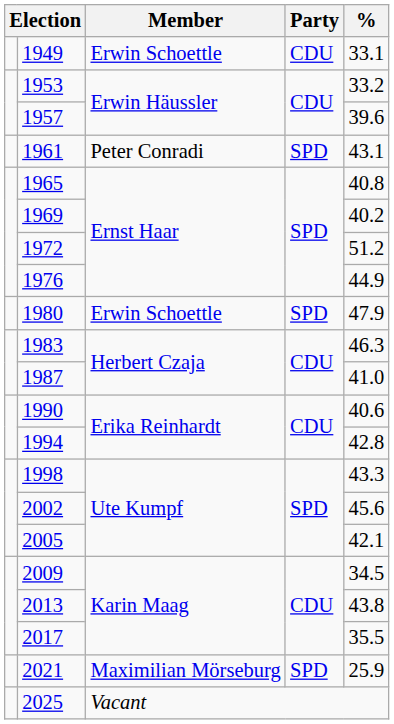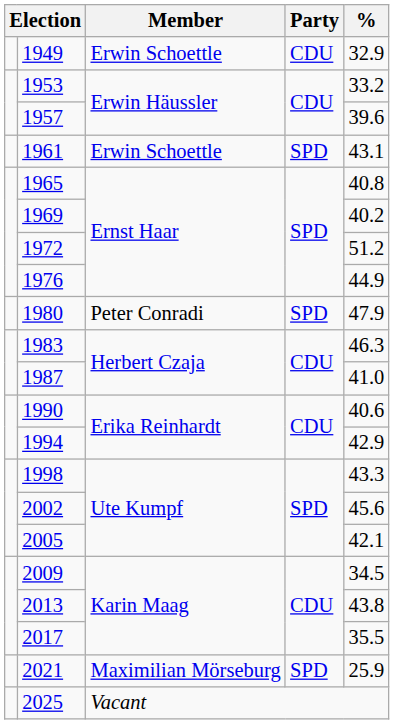(366, 53) 33.1 -> (366, 53) 32.9
(147, 150) Peter Conradi -> (156, 150) Erwin Schoettle
(156, 313) Erwin Schoettle -> (147, 313) Peter Conradi
(366, 442) 42.8 -> (366, 442) 42.9
